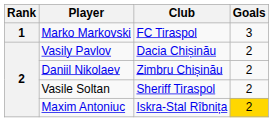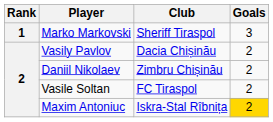(167, 32) FC Tiraspol -> (176, 32) Sheriff Tiraspol
(176, 88) Sheriff Tiraspol -> (167, 88) FC Tiraspol
